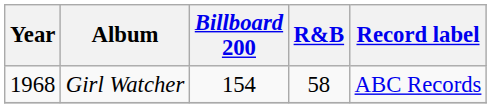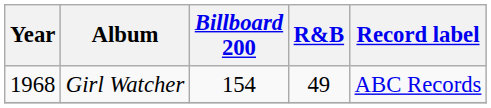(319, 84) 58 -> (319, 84) 49
